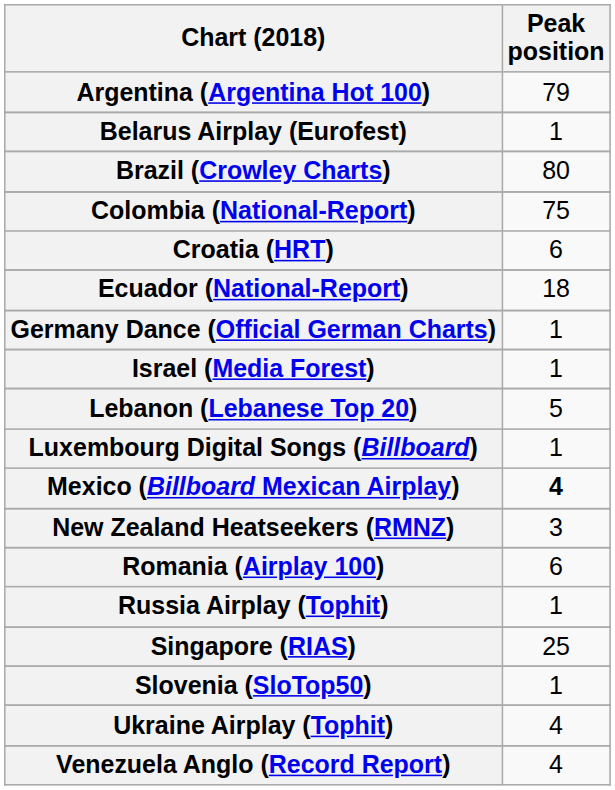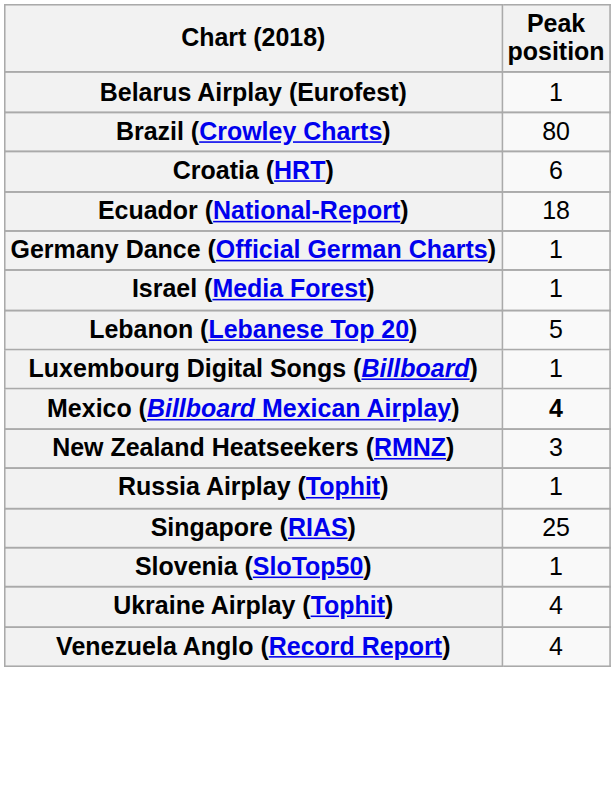- row: (253, 91)
- row: (253, 210)
- row: (253, 566)
